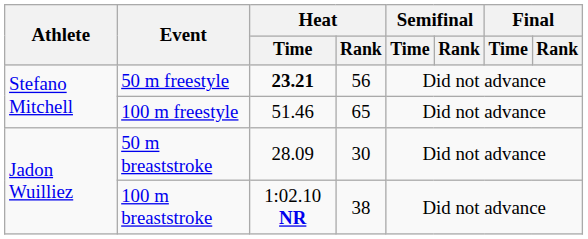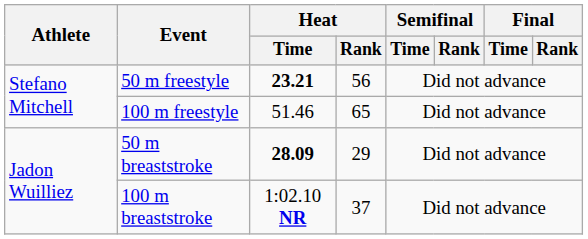(293, 154) normal -> (293, 154) bold
(361, 154) 30 -> (361, 154) 29
(361, 207) 38 -> (361, 207) 37
